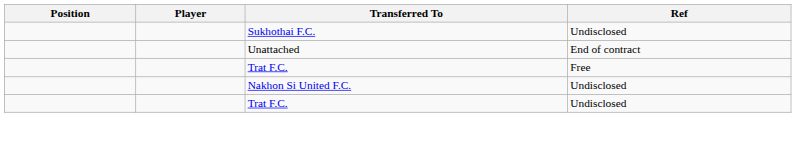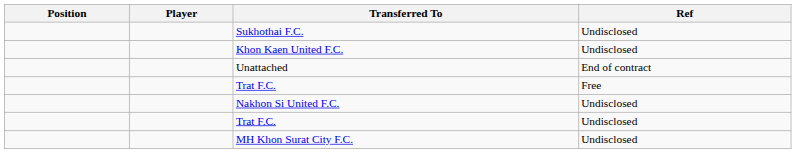+ row: (290, 49)
+ row: (294, 139)
